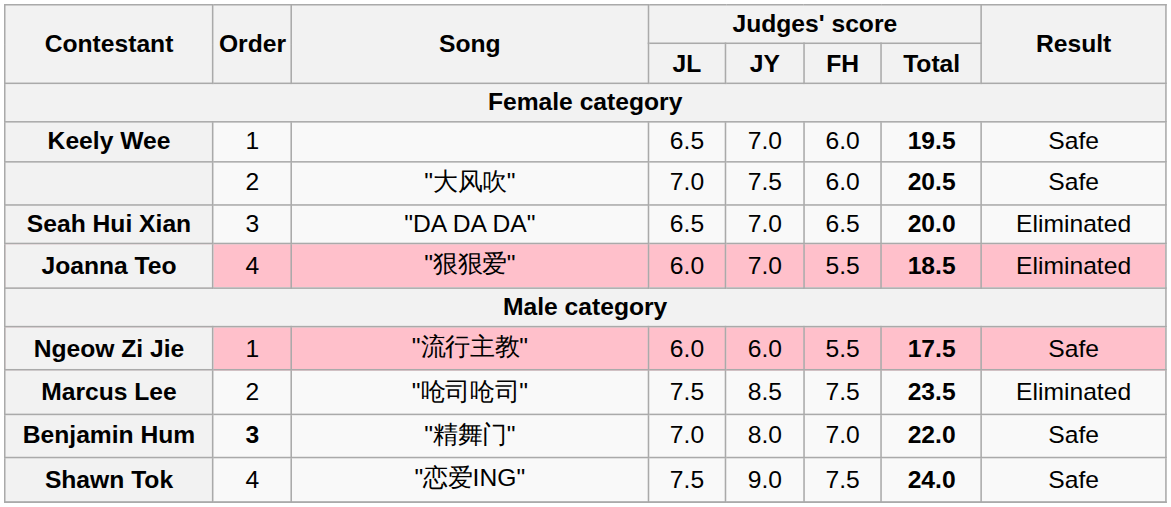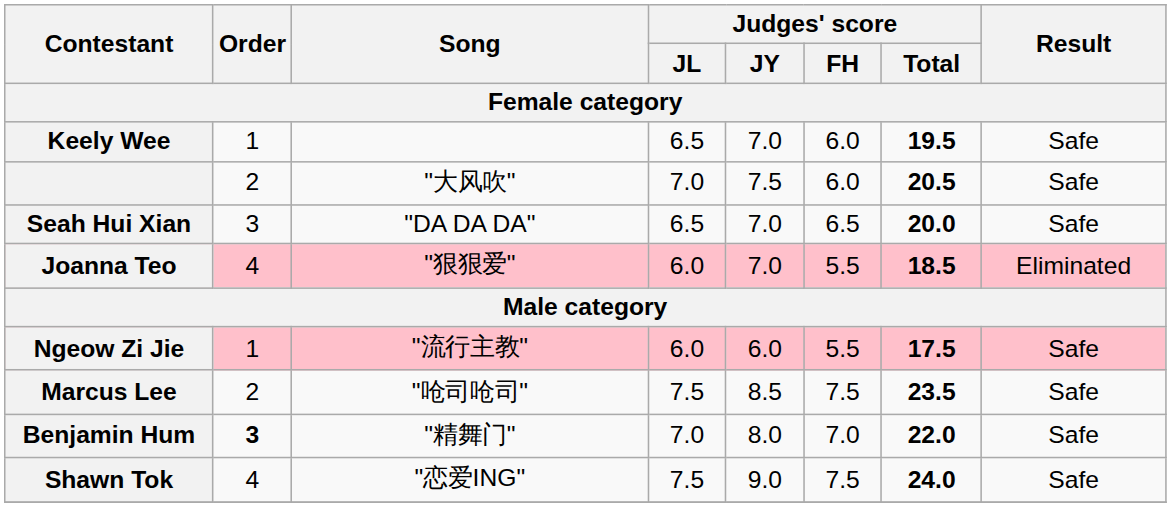(1074, 224) Eliminated -> (1074, 224) Safe
(1074, 391) Eliminated -> (1074, 391) Safe
